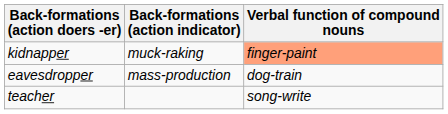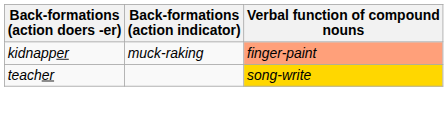- row: (50, 75)
(279, 97) no background -> (279, 75) gold background
